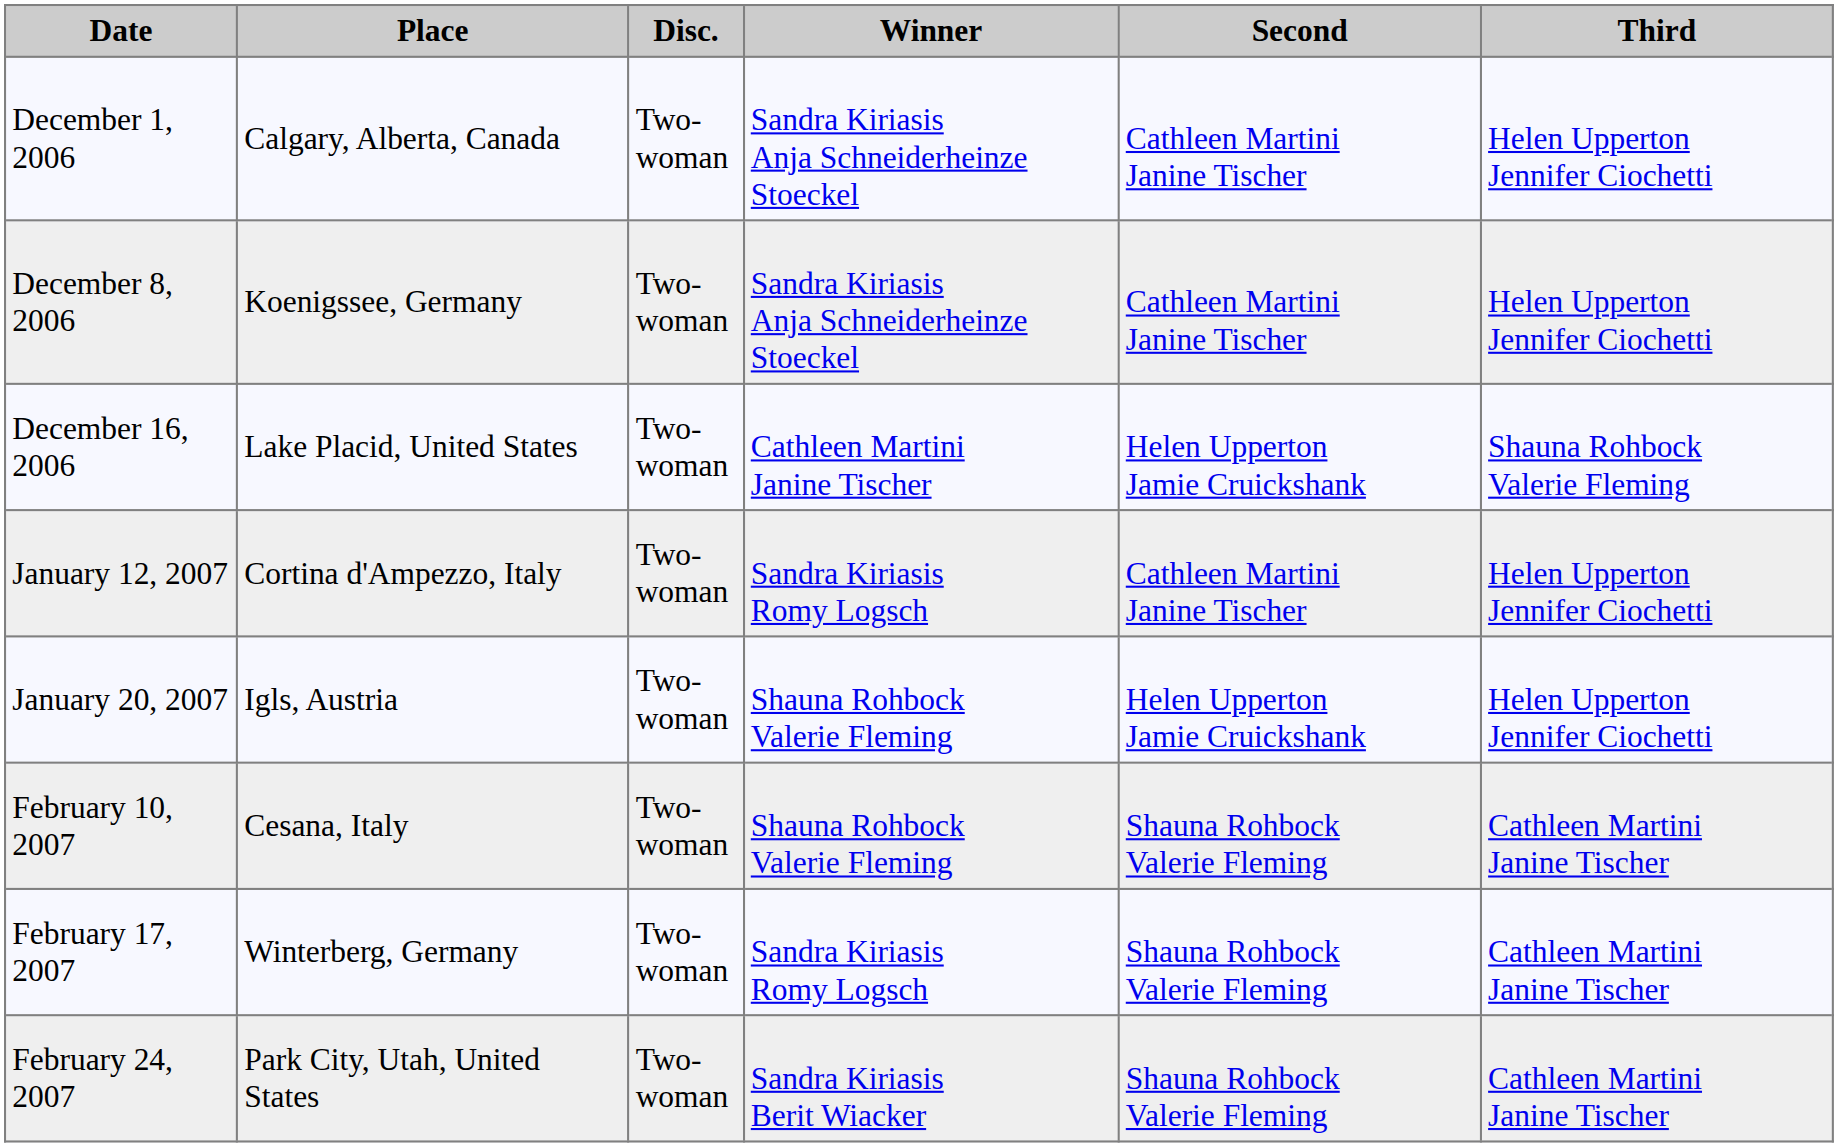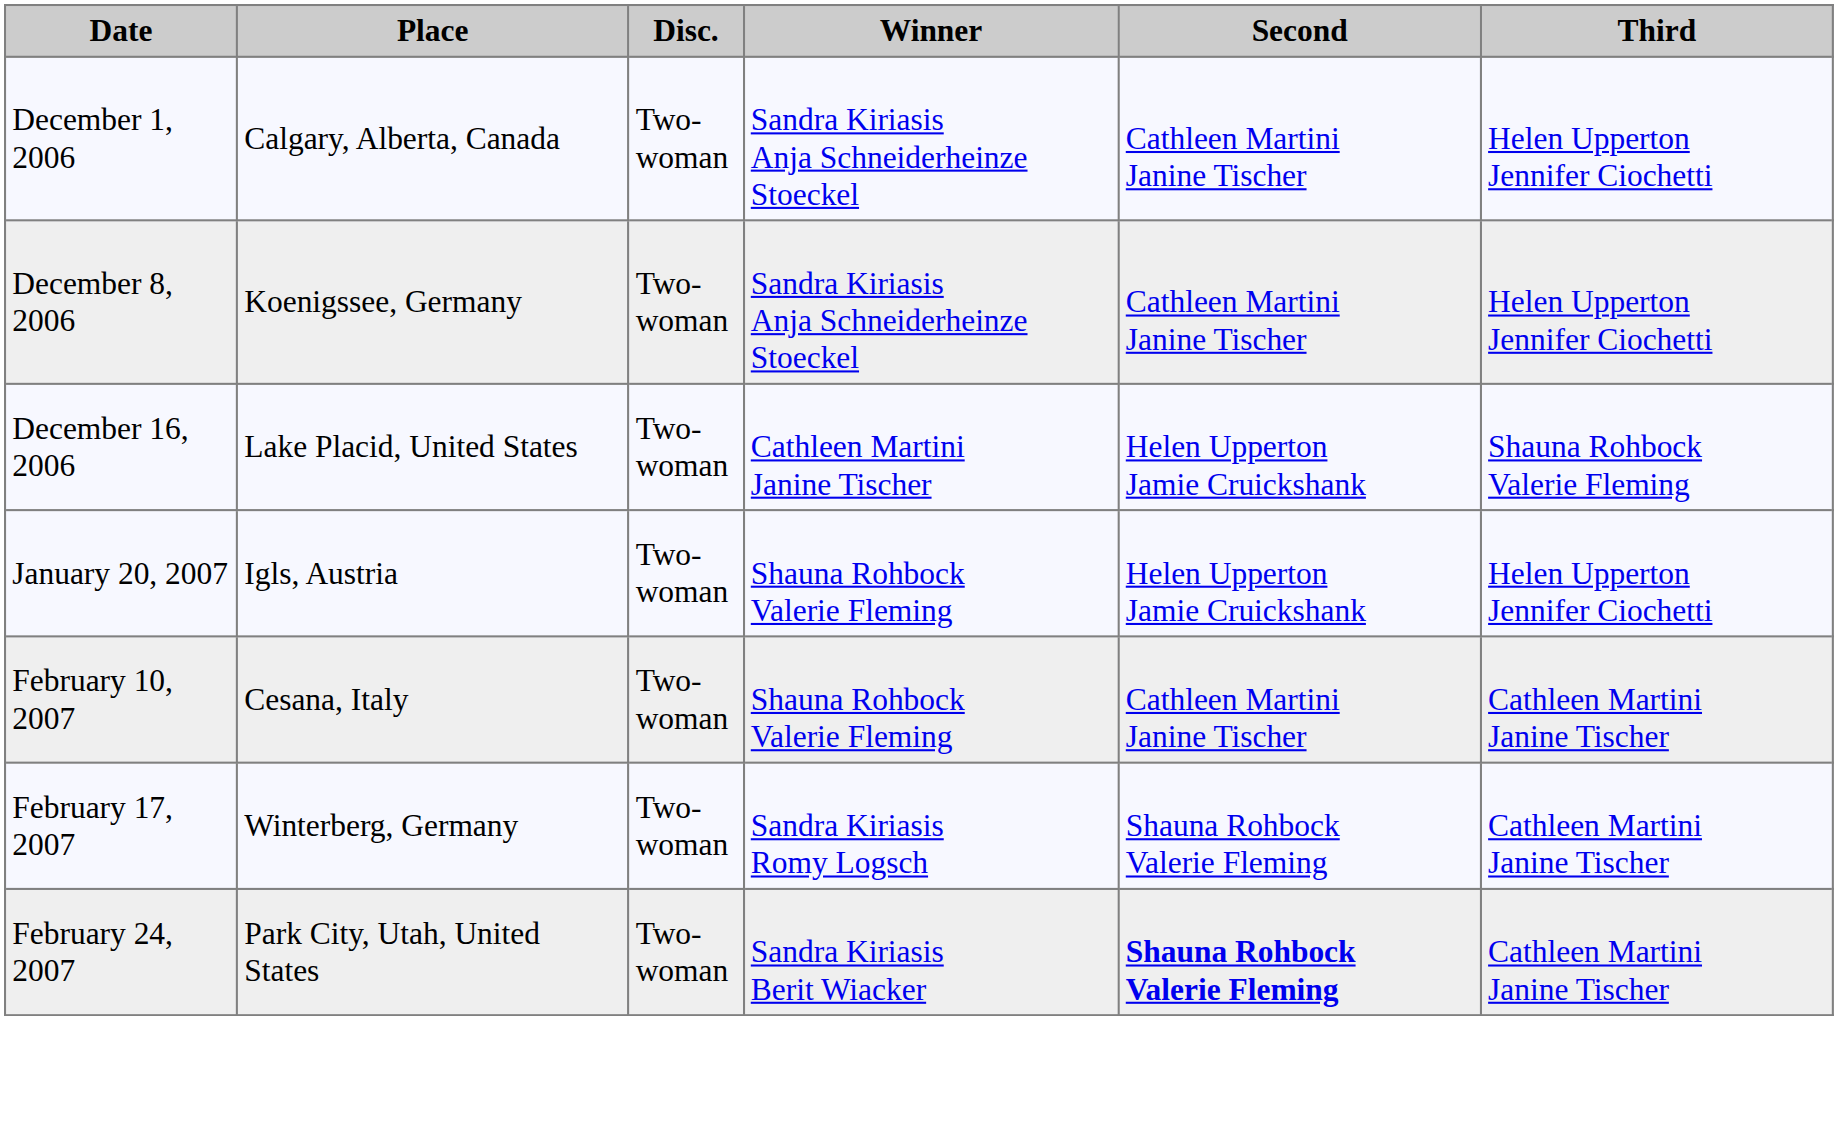- row: (120, 572)
(1233, 843) Shauna Rohbock Valerie Fleming -> (1233, 717) Cathleen Martini Janine Tischer
(1233, 1096) normal -> (1241, 970) bold
